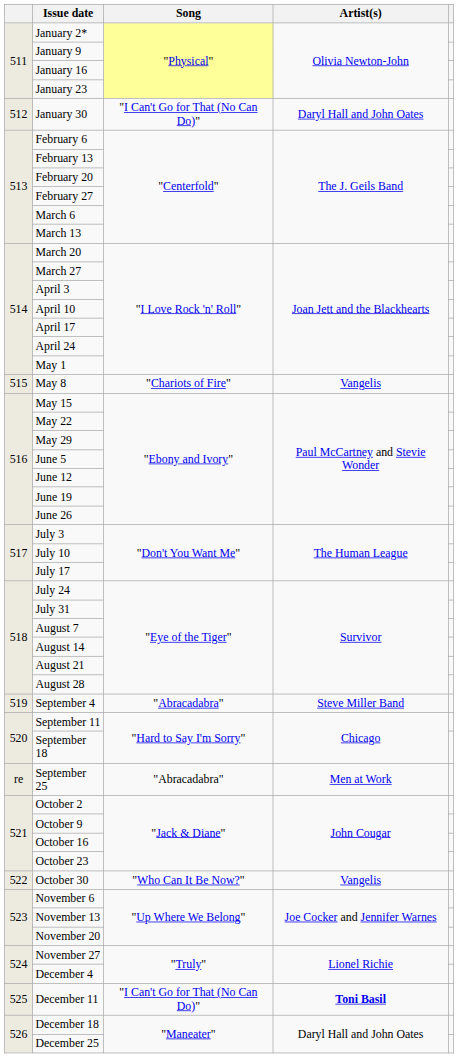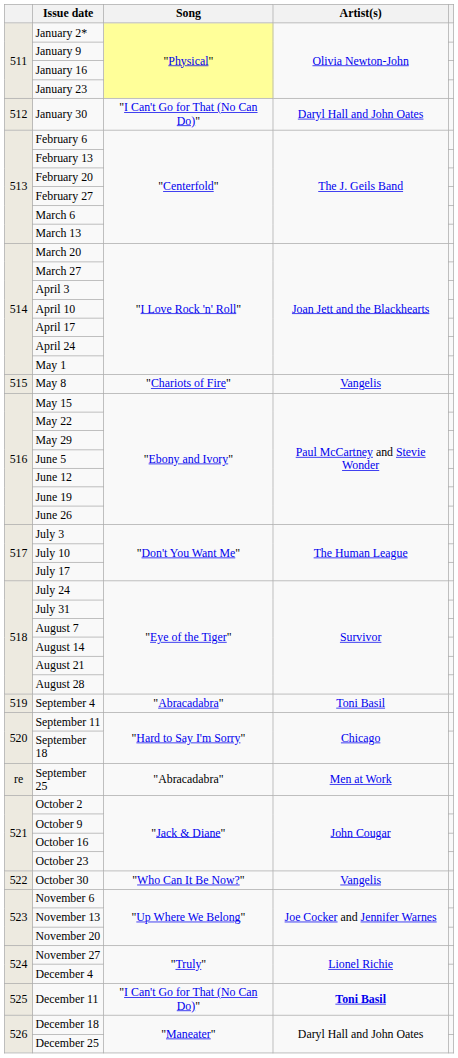(361, 703) Steve Miller Band -> (361, 703) Toni Basil
